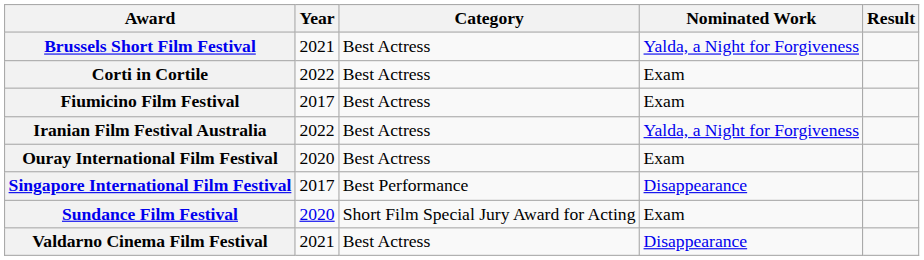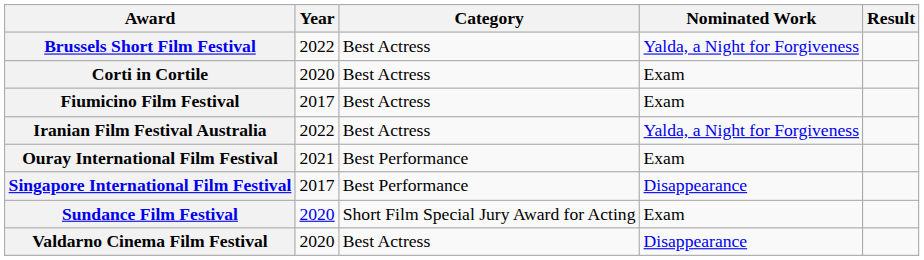(317, 46) 2021 -> (317, 46) 2022
(317, 74) 2022 -> (317, 74) 2020
(317, 158) 2020 -> (317, 158) 2021
(387, 158) Best Actress -> (406, 158) Best Performance
(317, 241) 2021 -> (317, 241) 2020
